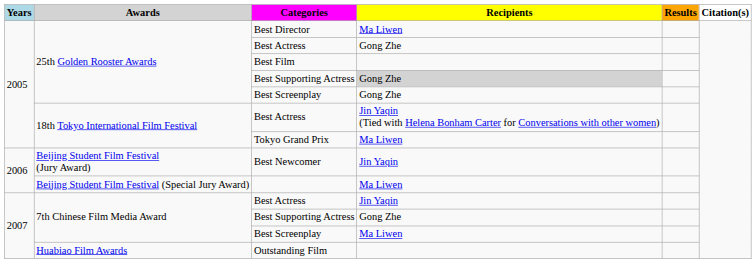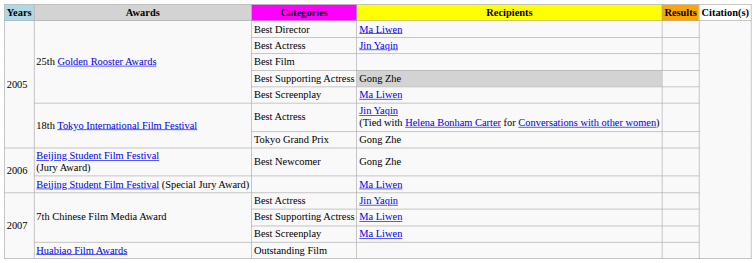(380, 45) Gong Zhe -> (379, 45) Jin Yaqin
(380, 95) Gong Zhe -> (381, 95) Ma Liwen
(381, 139) Ma Liwen -> (380, 139) Gong Zhe
(379, 162) Jin Yaqin -> (380, 162) Gong Zhe
(380, 217) Gong Zhe -> (381, 217) Ma Liwen
